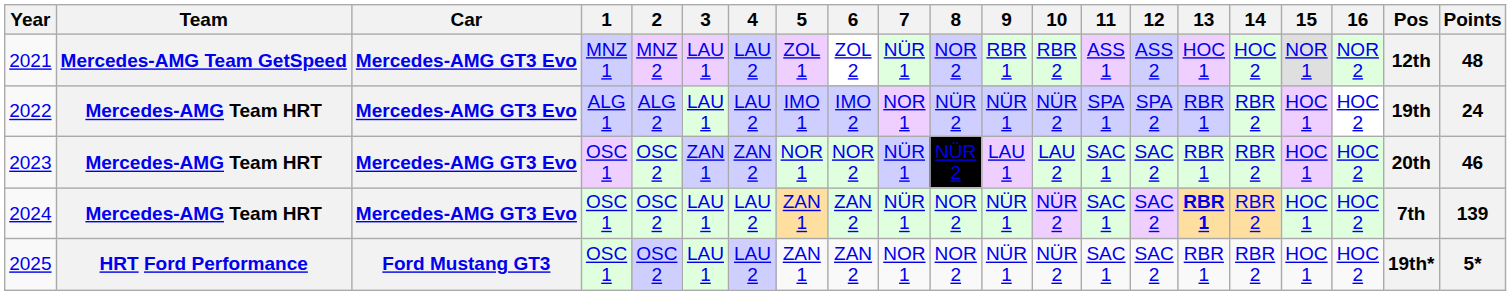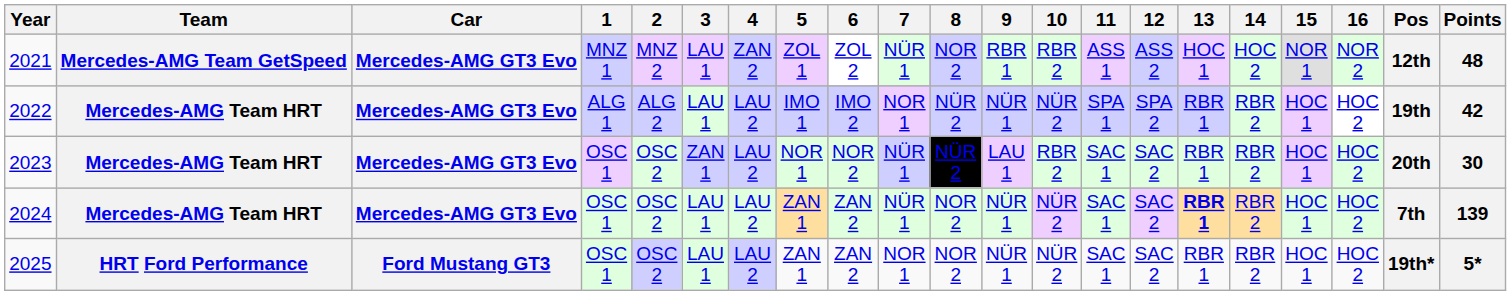(753, 60) LAU 2 -> (753, 60) ZAN 2
(1473, 111) 24 -> (1473, 111) 42
(753, 162) ZAN 2 -> (753, 162) LAU 2
(1057, 162) LAU 2 -> (1057, 162) RBR 2
(1473, 162) 46 -> (1473, 162) 30
